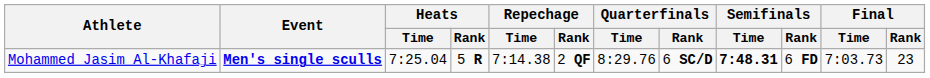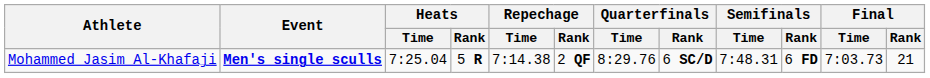(749, 60) bold -> (749, 60) normal
(906, 60) 23 -> (906, 60) 21
